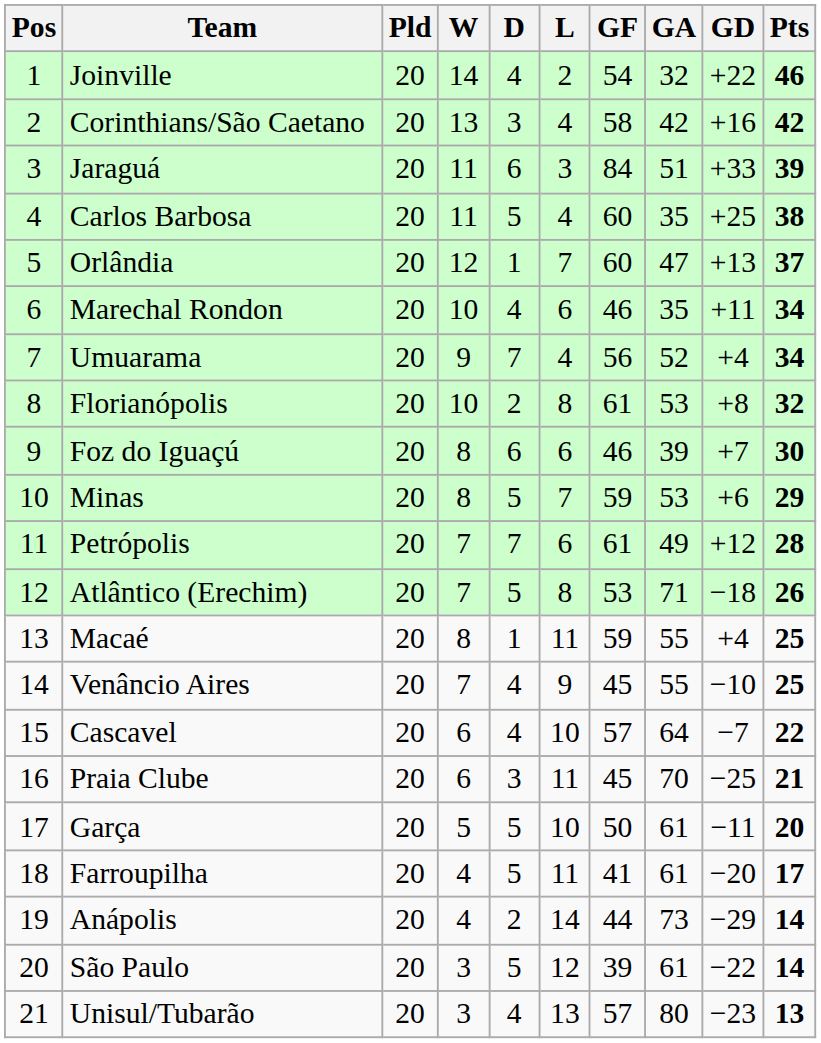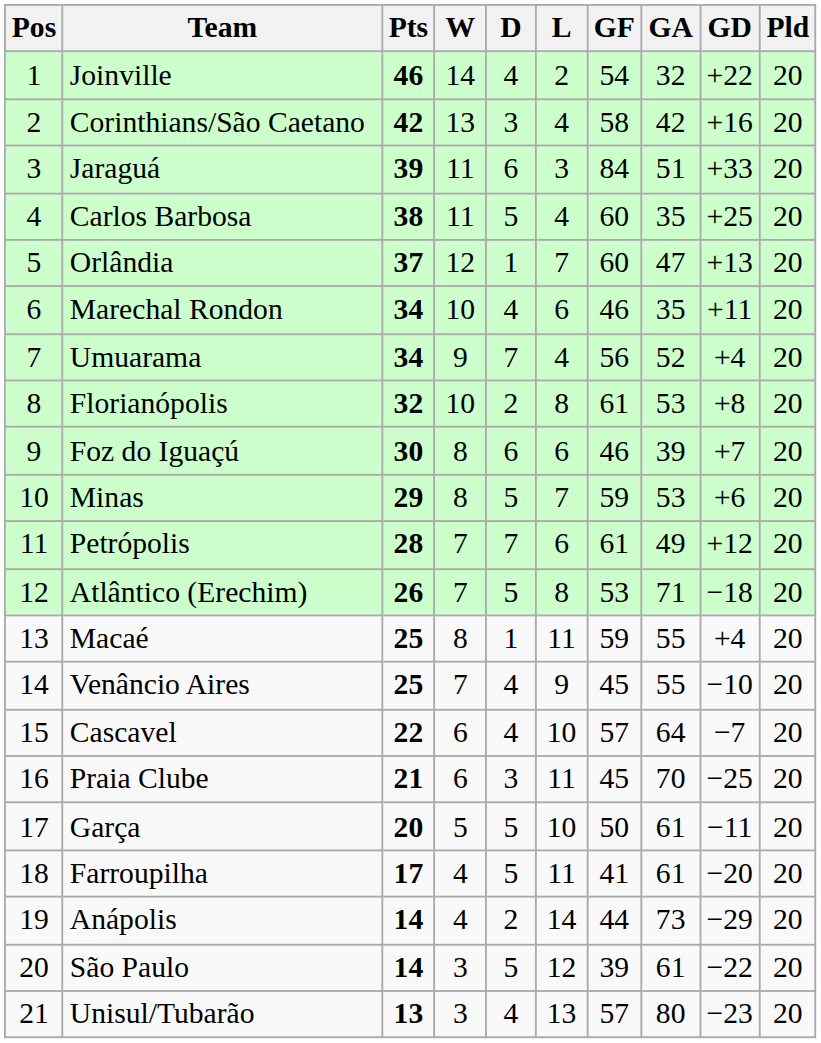columns swapped: (410, 27) <-> (790, 27)
